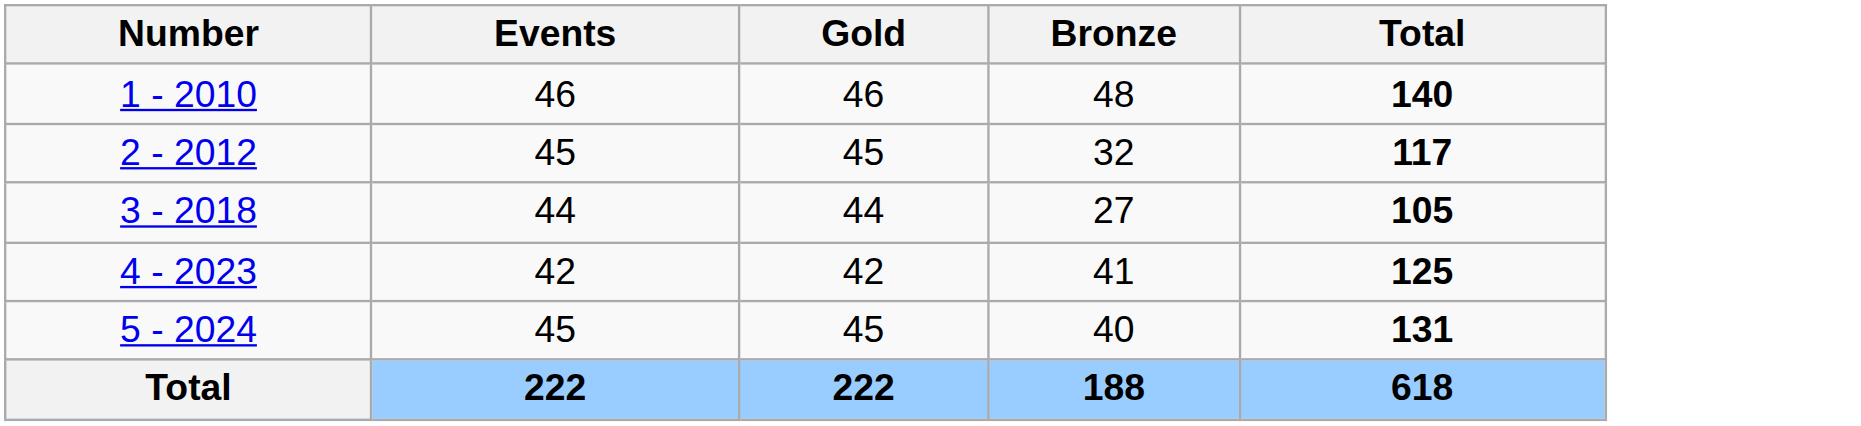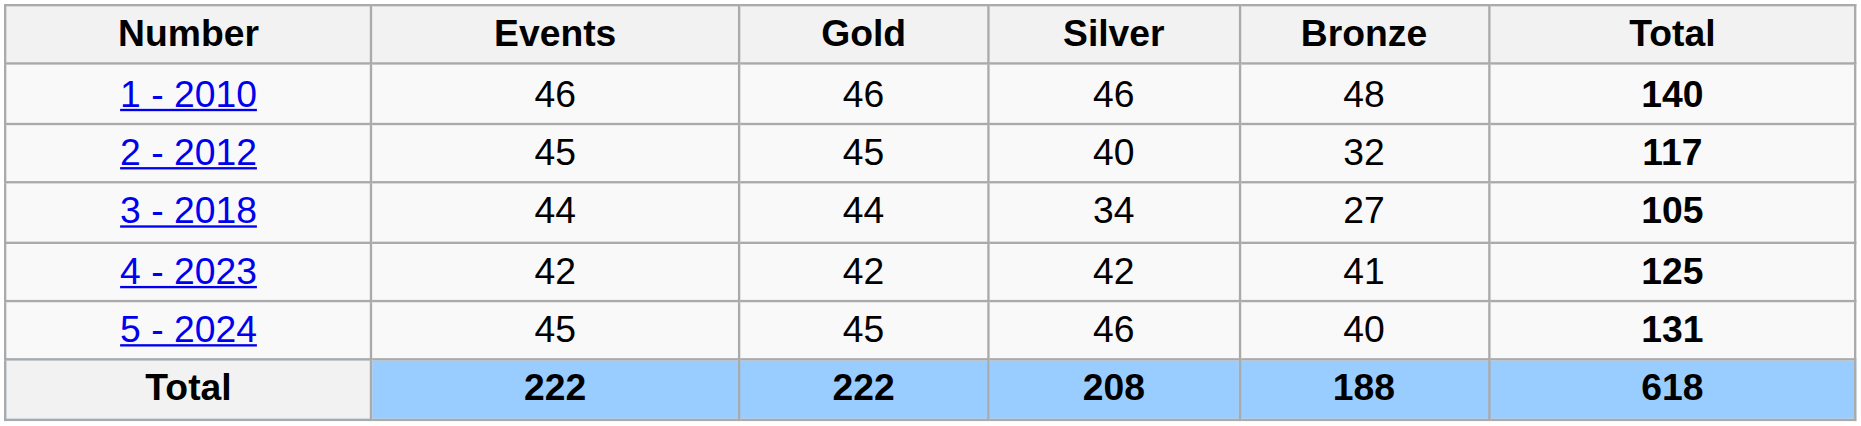+ column: (1114, 34)
